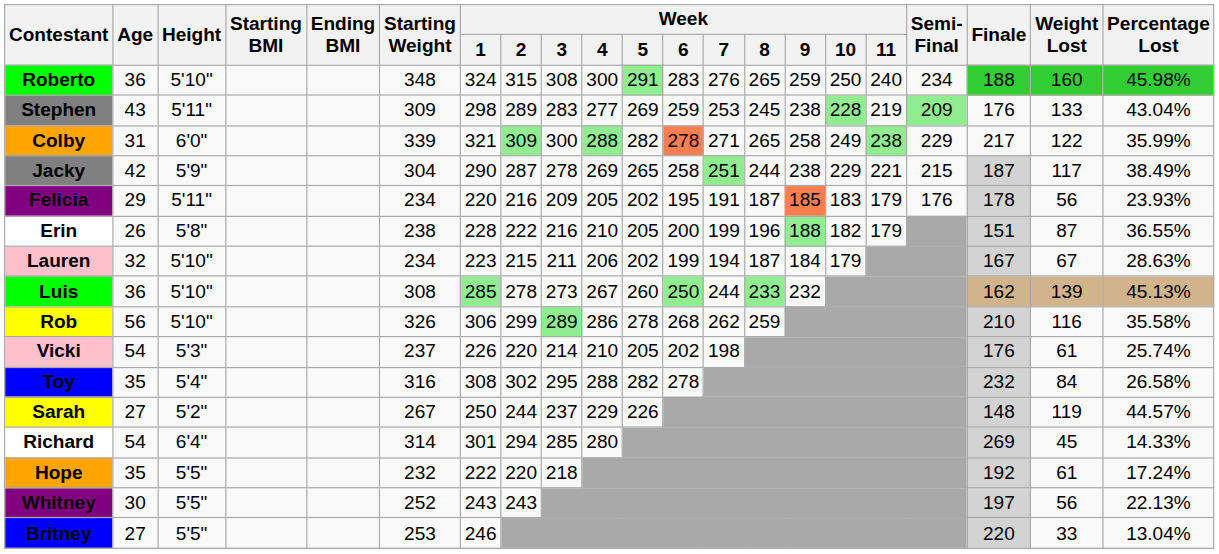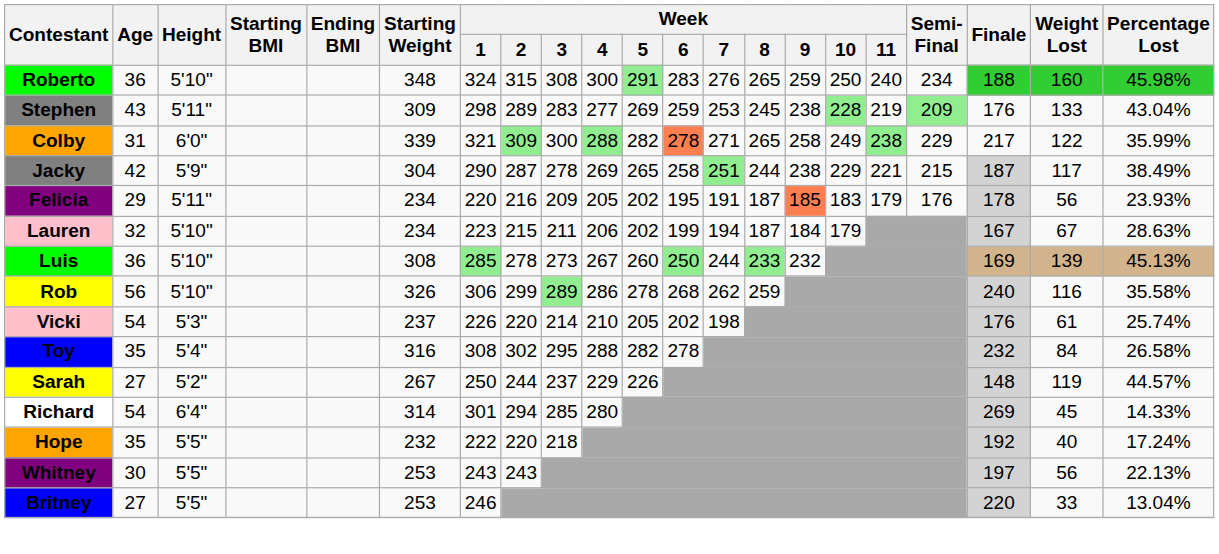- row: (59, 230)
(999, 291) 162 -> (999, 261) 169
(999, 321) 210 -> (999, 291) 240
(1067, 472) 61 -> (1067, 442) 40
(420, 502) 252 -> (420, 472) 253
